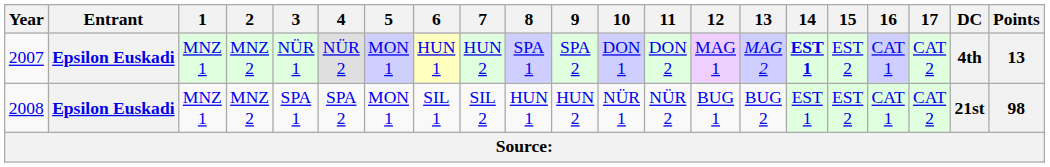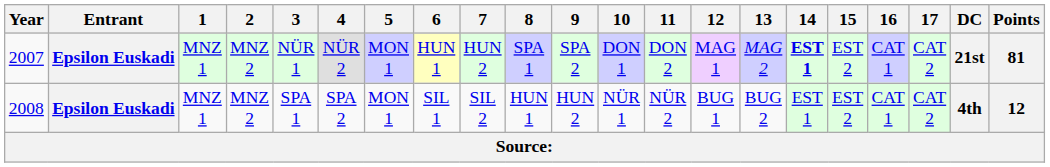(970, 57) 4th -> (970, 57) 21st
(1016, 57) 13 -> (1016, 57) 81
(970, 107) 21st -> (970, 107) 4th
(1016, 107) 98 -> (1016, 107) 12
